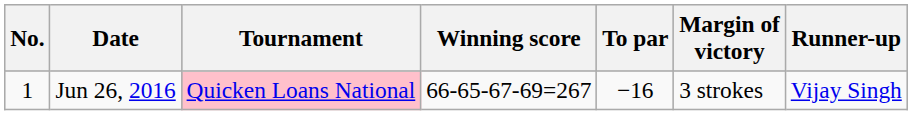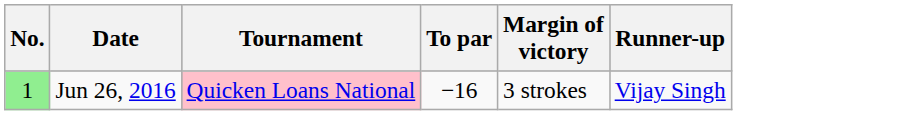- column: (509, 37)
(27, 90) no background -> (27, 90) lightgreen background
